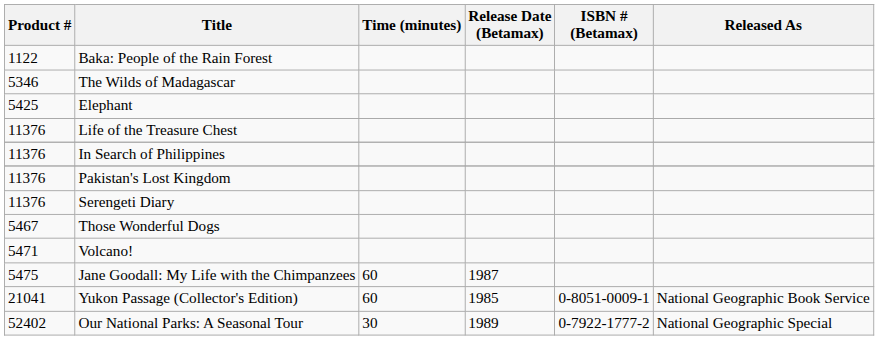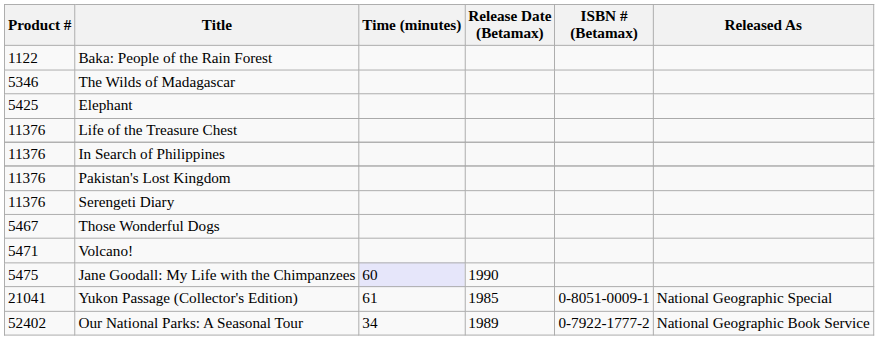(370, 274) no background -> (370, 274) lavender background
(484, 274) 1987 -> (484, 274) 1990
(370, 298) 60 -> (370, 298) 61
(763, 298) National Geographic Book Service -> (744, 298) National Geographic Special
(370, 322) 30 -> (370, 322) 34
(744, 322) National Geographic Special -> (763, 322) National Geographic Book Service
